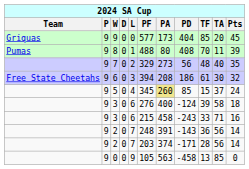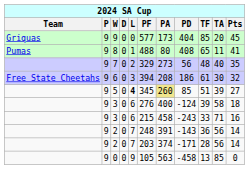(205, 51) 70 -> (205, 51) 65
(235, 51) 39 -> (235, 51) 41
(133, 91) normal -> (133, 91) bold
(205, 91) 15 -> (205, 91) 51
(219, 91) 37 -> (219, 91) 39
(235, 91) 24 -> (235, 91) 27
